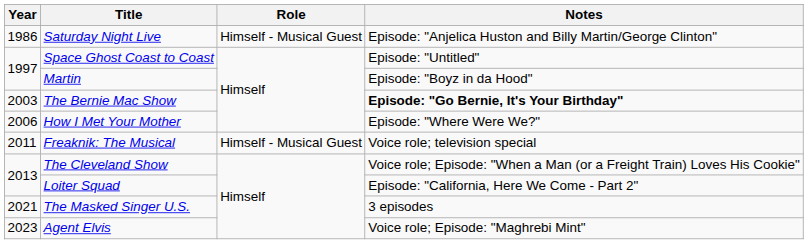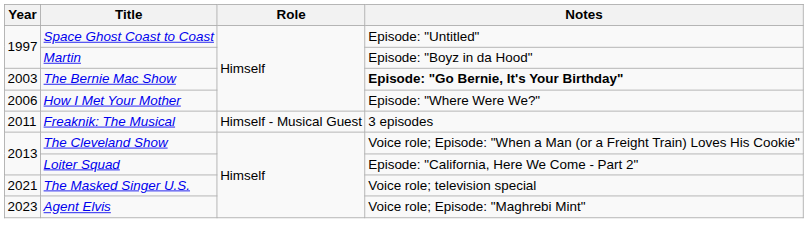- row: (102, 36)
(452, 143) Voice role; television special -> (401, 121) 3 episodes
(401, 206) 3 episodes -> (452, 185) Voice role; television special
